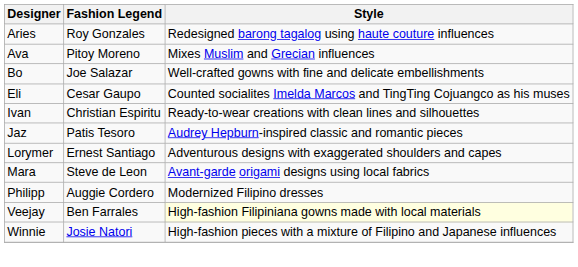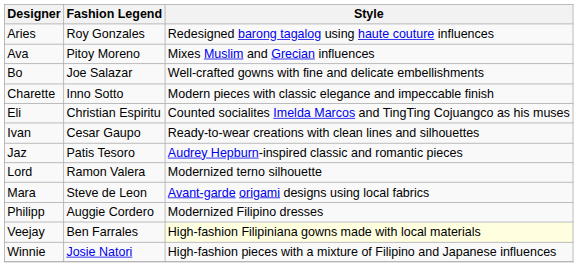+ row: (31, 93)
(104, 93) Cesar Gaupo -> (114, 113) Christian Espiritu
(114, 113) Christian Espiritu -> (104, 133) Cesar Gaupo
+ row: (20, 172)
- row: (30, 152)
